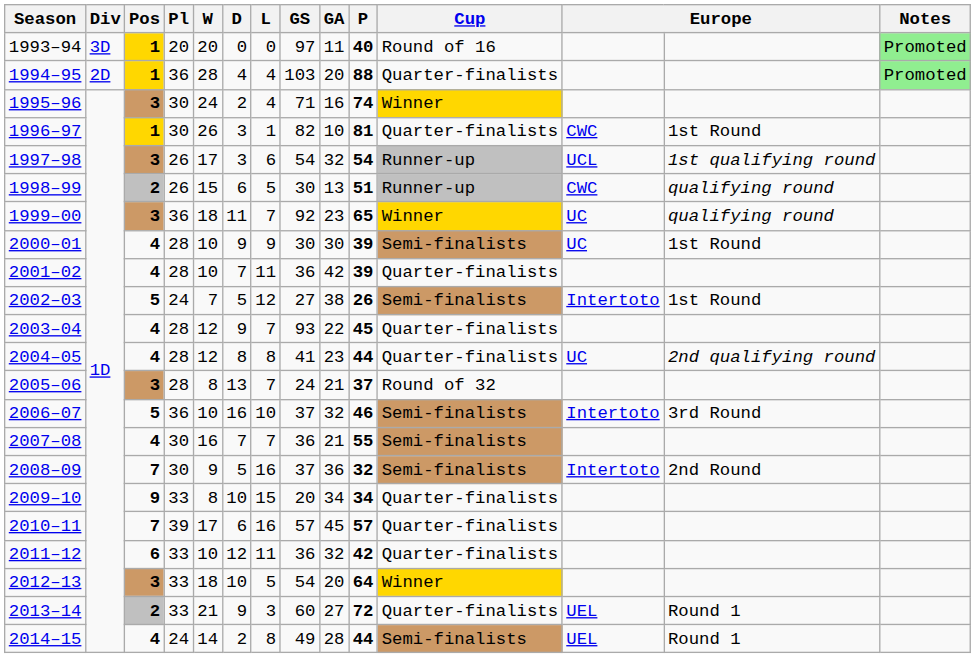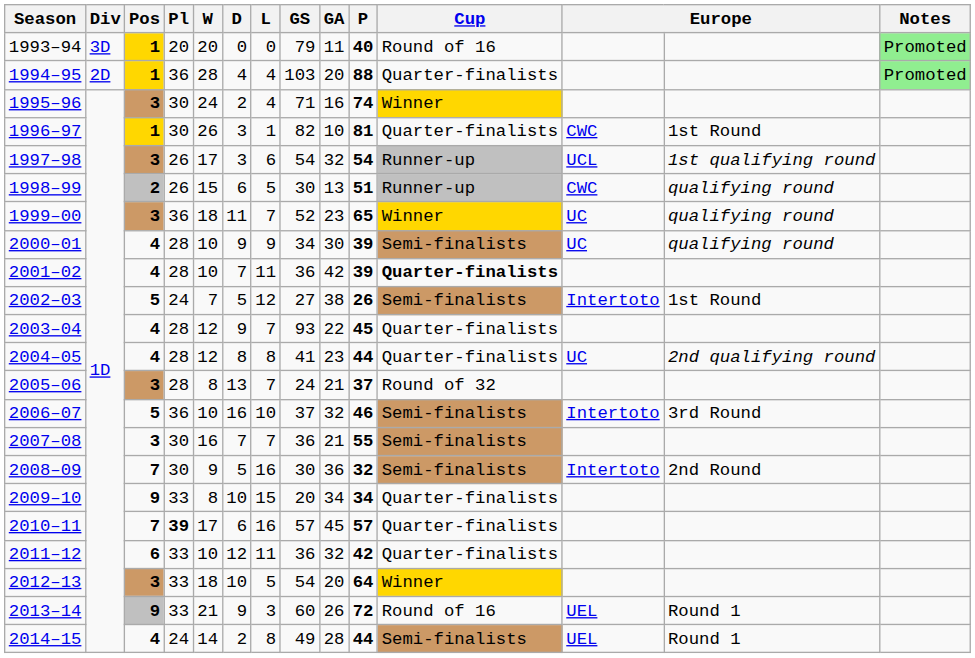(305, 47) 97 -> (305, 47) 79
(305, 216) 92 -> (305, 216) 52
(305, 244) 30 -> (305, 244) 34
(715, 244) 1st Round -> (751, 244) qualifying round
(470, 272) normal -> (470, 272) bold
(155, 441) 4 -> (155, 441) 3
(305, 470) 37 -> (305, 470) 30
(179, 526) normal -> (179, 526) bold
(155, 611) 2 -> (155, 611) 9
(334, 611) 27 -> (334, 611) 26
(470, 611) Quarter-finalists -> (439, 611) Round of 16
